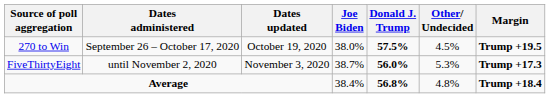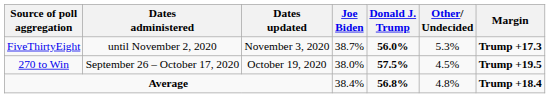rows swapped: (44, 46) <-> (44, 65)
